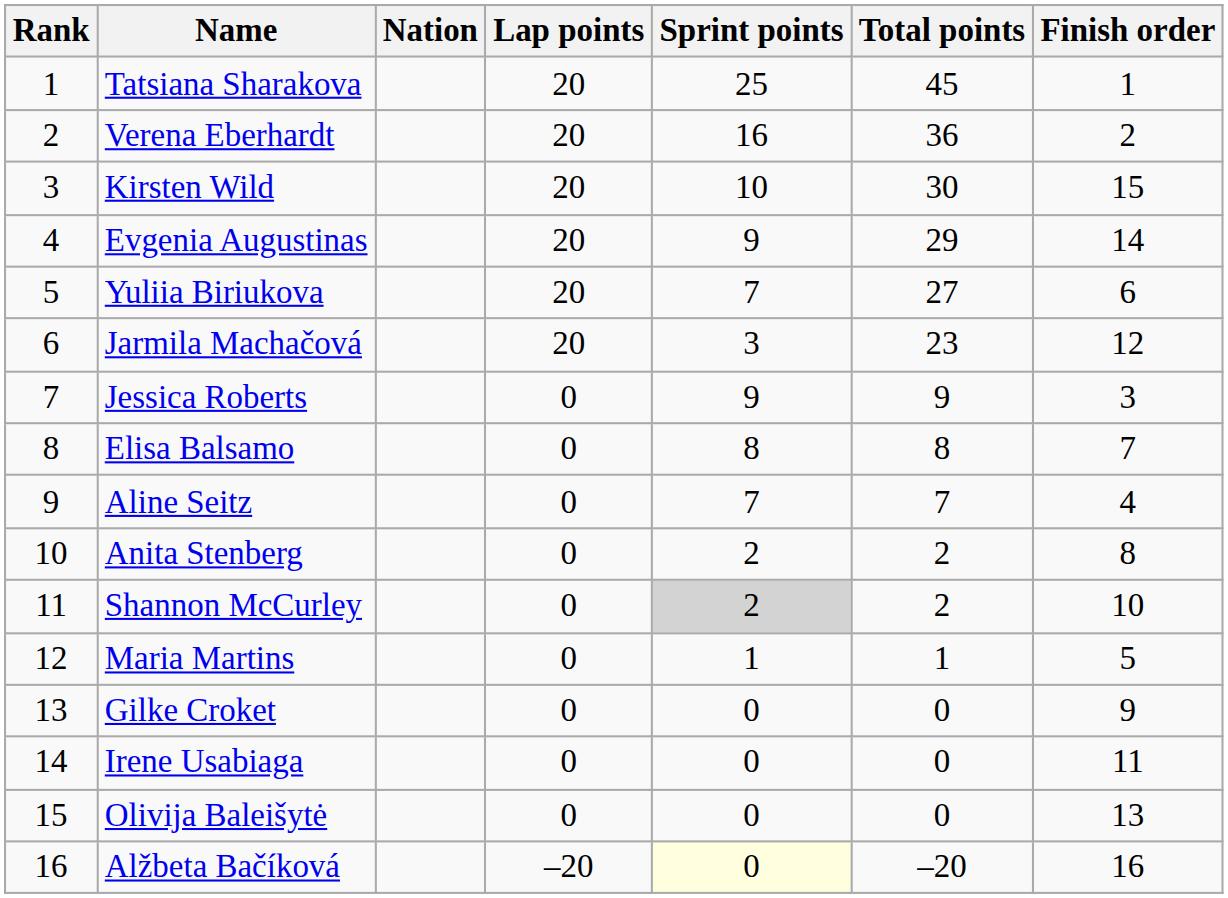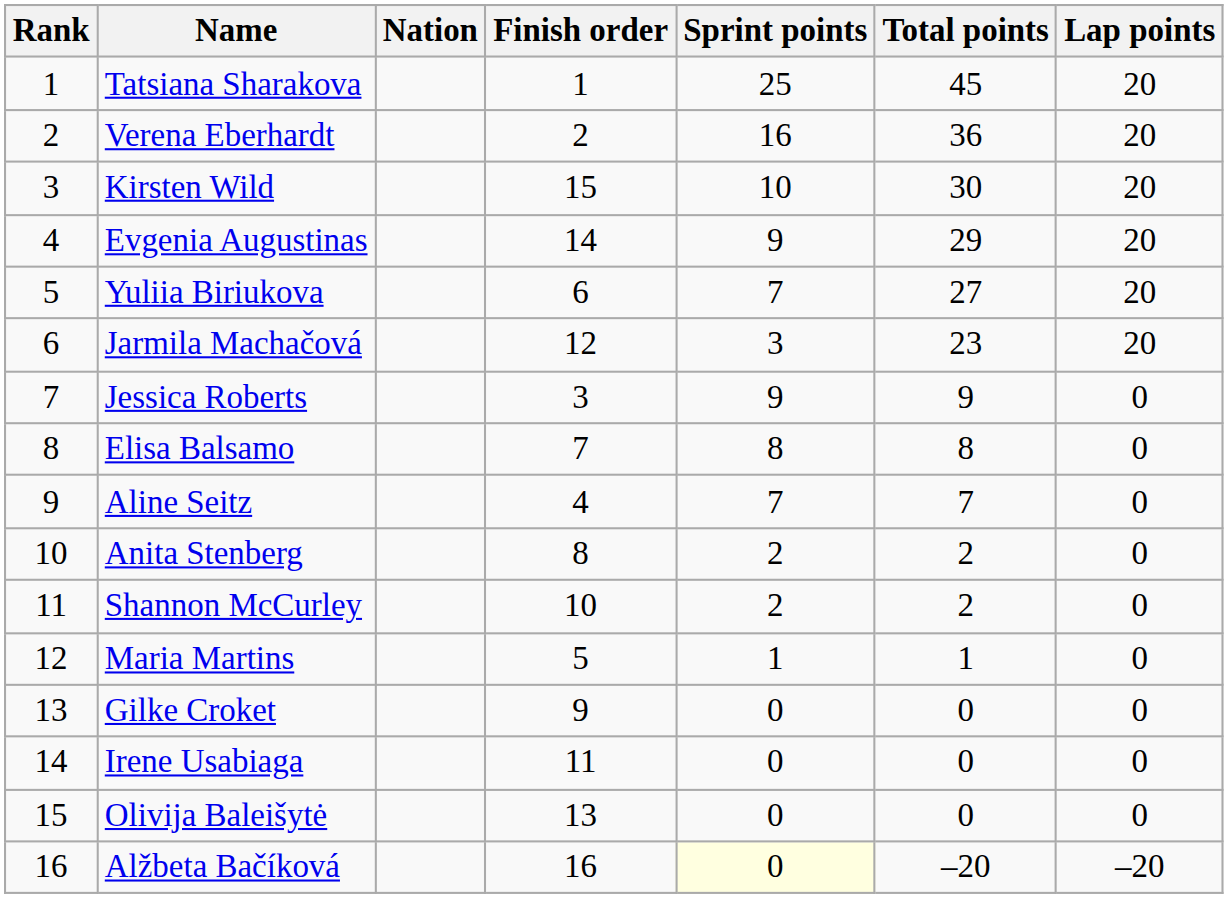columns swapped: (569, 30) <-> (1128, 30)
(752, 605) lightgrey background -> (775, 605) no background
